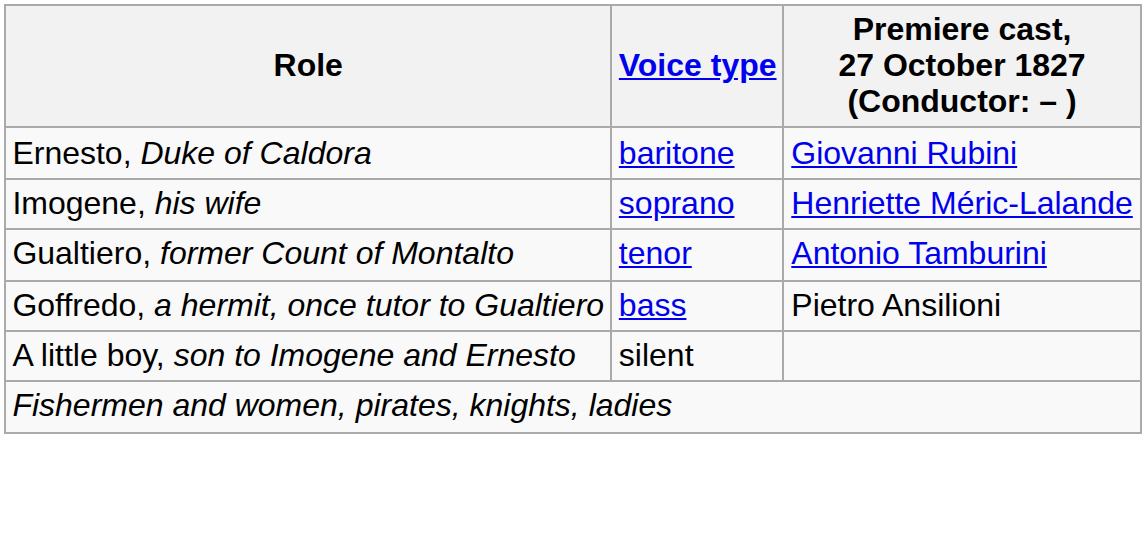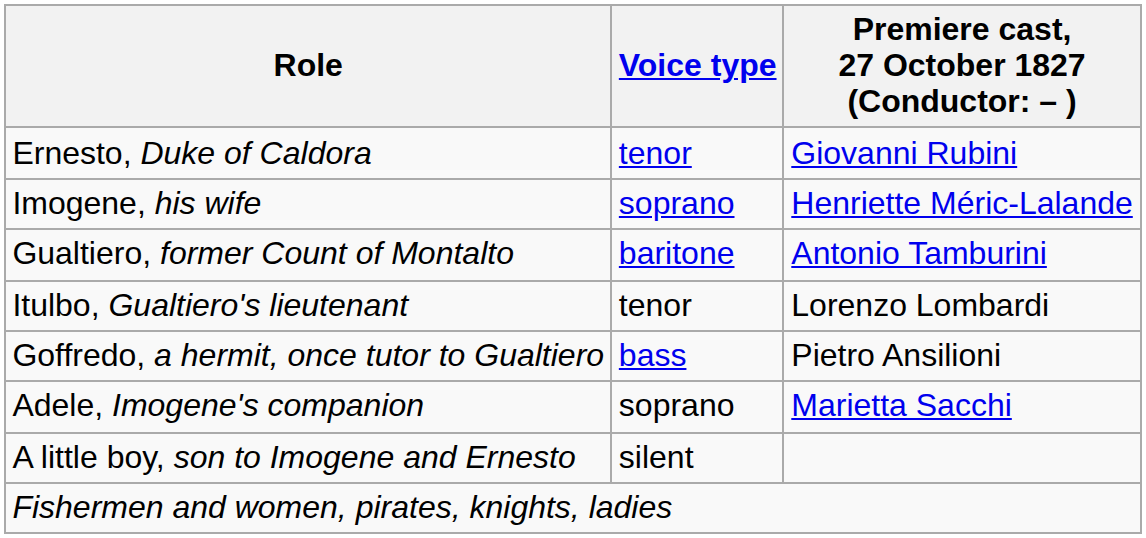(677, 152) baritone -> (655, 152) tenor
(655, 254) tenor -> (677, 254) baritone
+ row: (210, 304)
+ row: (218, 406)
